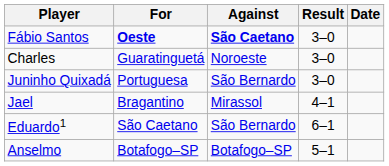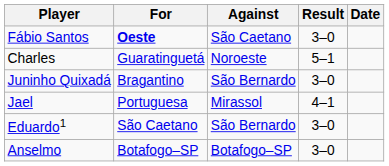(252, 37) bold -> (251, 37) normal
(323, 59) 3–0 -> (323, 59) 5–1
(152, 80) Portuguesa -> (151, 80) Bragantino
(151, 102) Bragantino -> (152, 102) Portuguesa
(323, 126) 6–1 -> (323, 126) 3–0
(323, 150) 5–1 -> (323, 150) 3–0
